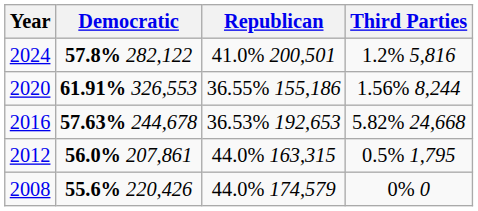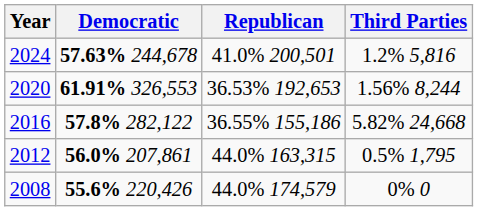(129, 55) 57.8% 282,122 -> (129, 55) 57.63% 244,678
(274, 88) 36.55% 155,186 -> (274, 88) 36.53% 192,653
(129, 122) 57.63% 244,678 -> (129, 122) 57.8% 282,122
(274, 122) 36.53% 192,653 -> (274, 122) 36.55% 155,186
